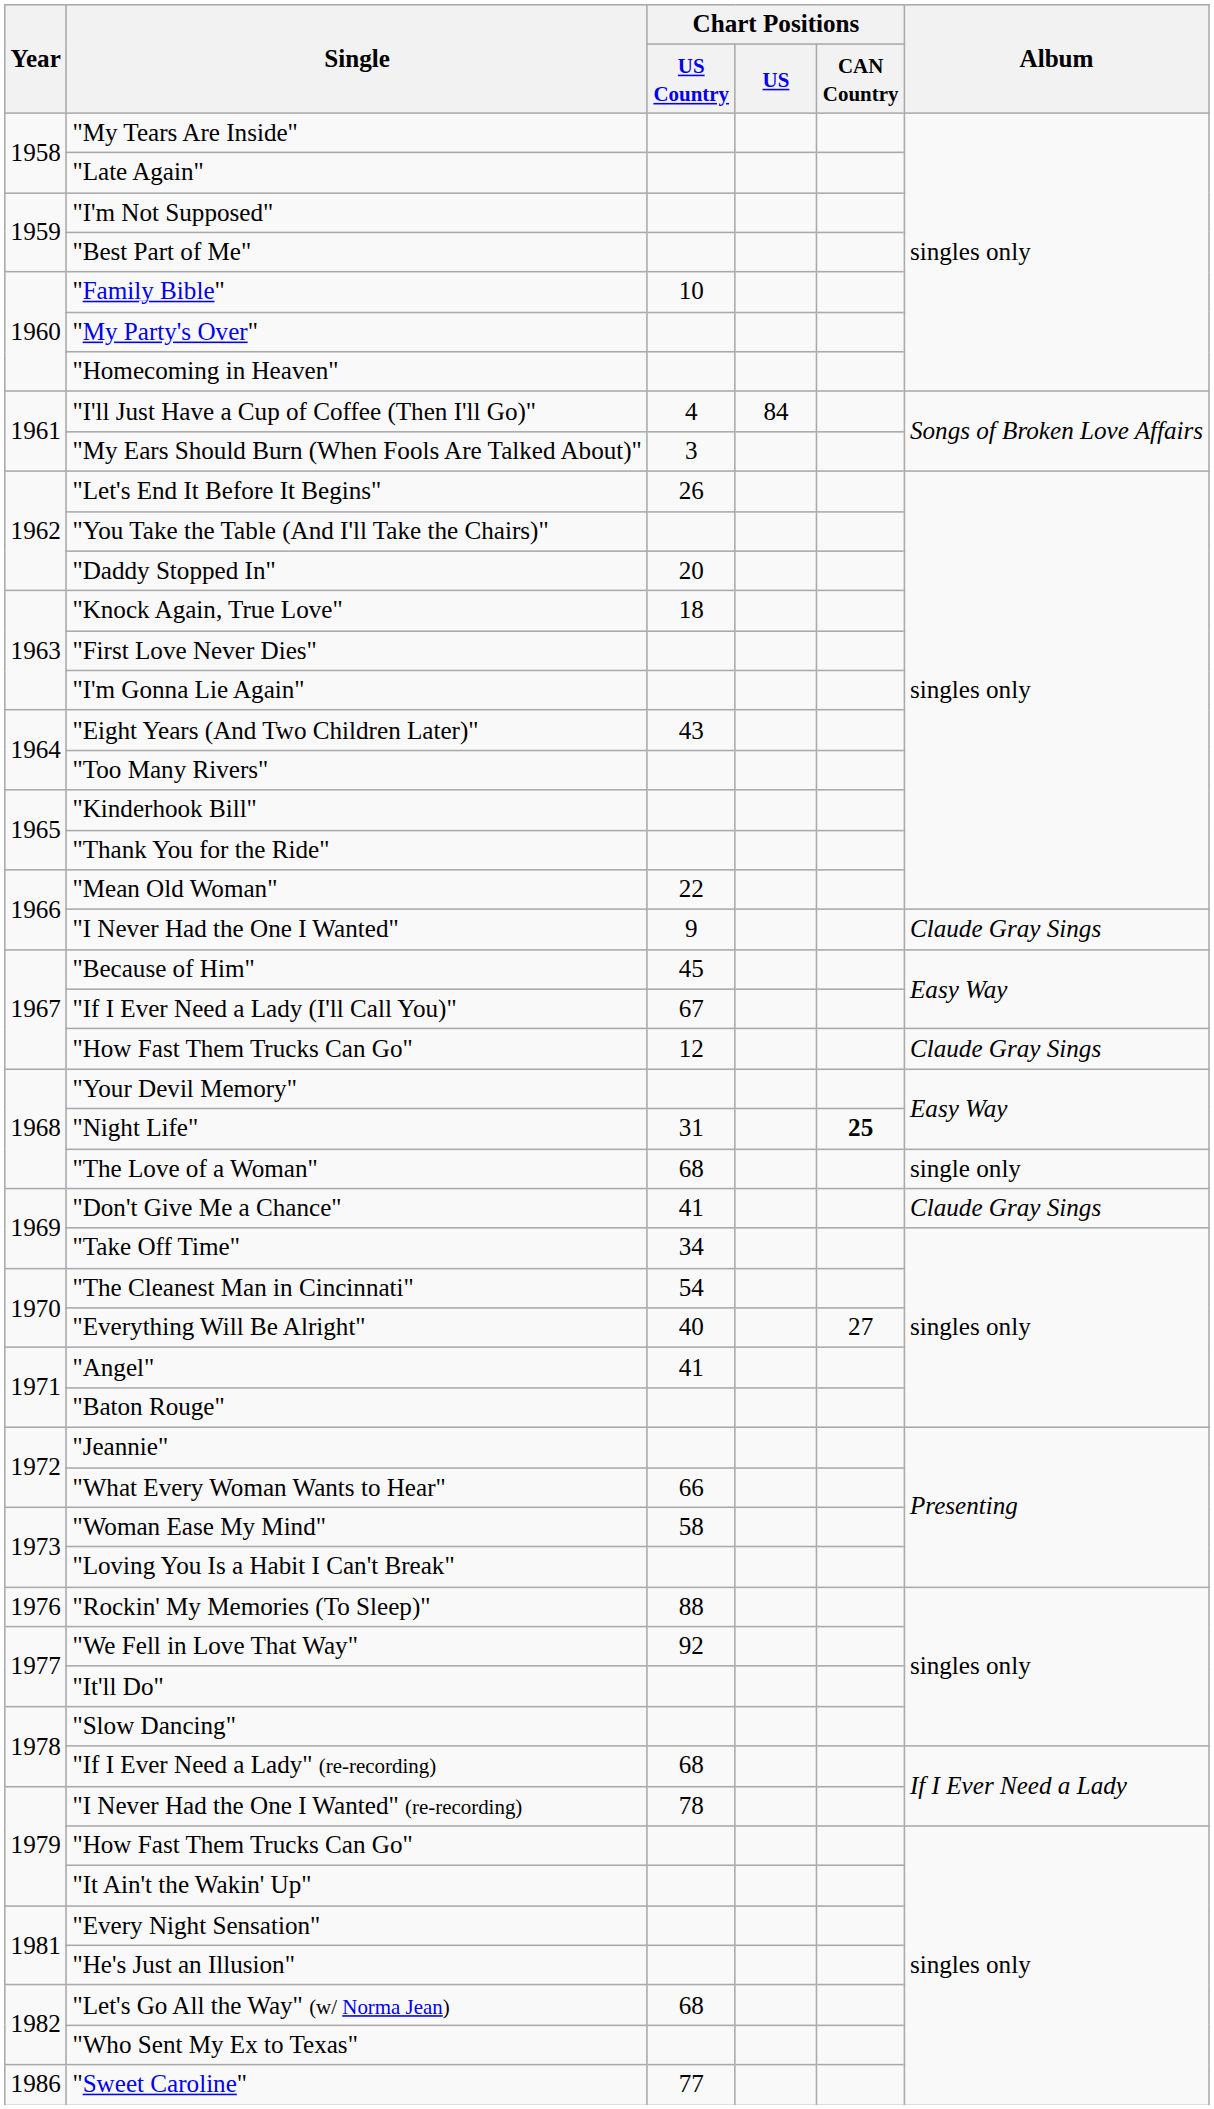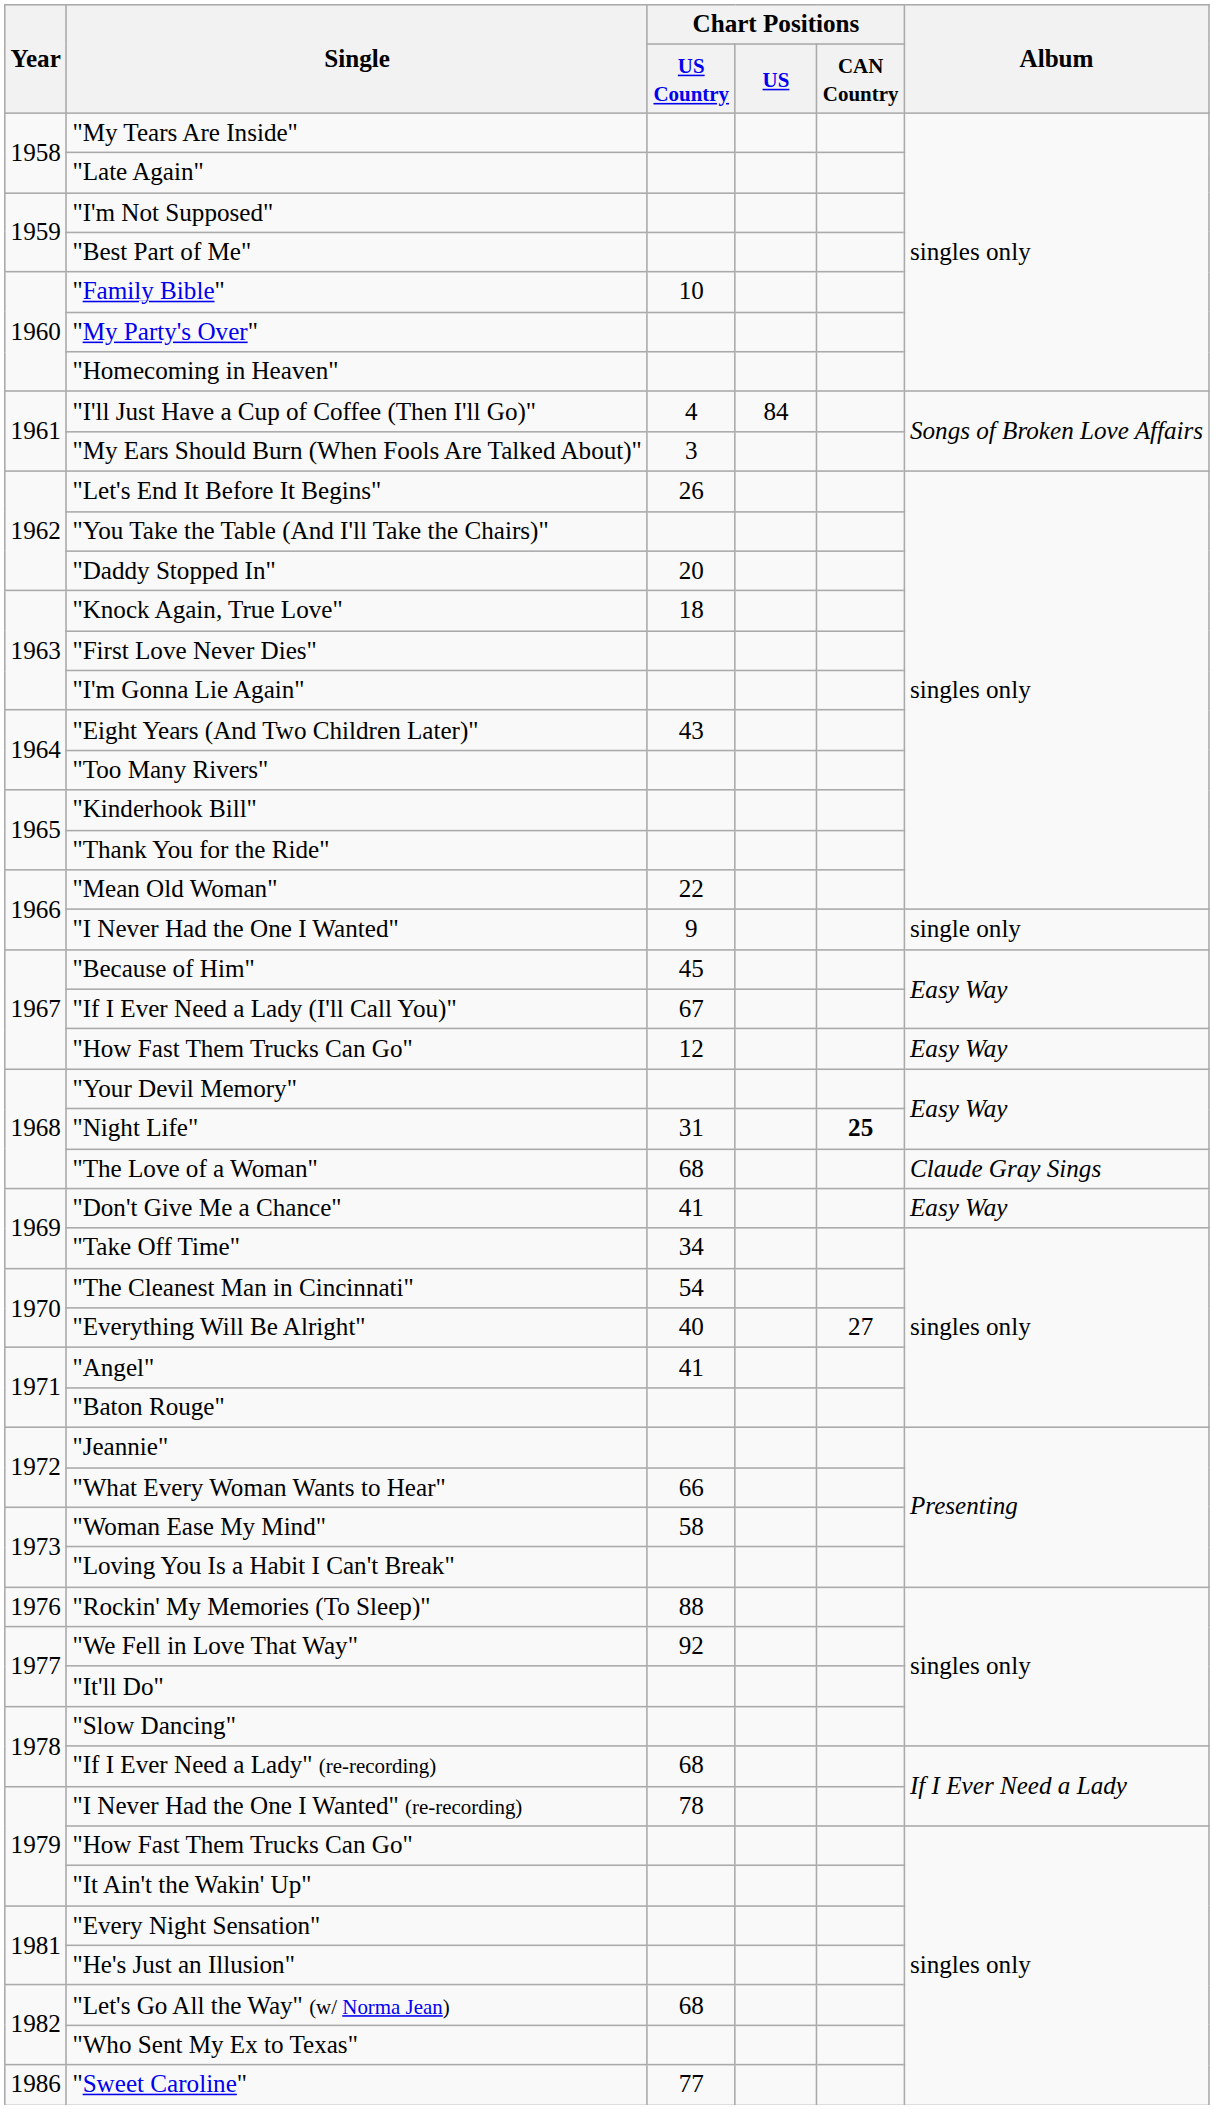(1006, 929) Claude Gray Sings -> (965, 929) single only
(1006, 1048) Claude Gray Sings -> (959, 1048) Easy Way
(965, 1168) single only -> (1006, 1168) Claude Gray Sings
(1006, 1208) Claude Gray Sings -> (959, 1208) Easy Way
